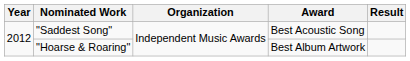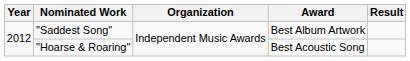(318, 30) Best Acoustic Song -> (318, 30) Best Album Artwork
(318, 47) Best Album Artwork -> (318, 47) Best Acoustic Song
